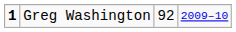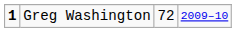(166, 16) 92 -> (166, 16) 72
